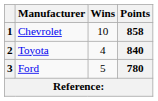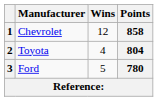(103, 31) 10 -> (103, 31) 12
(135, 50) 840 -> (135, 50) 804
